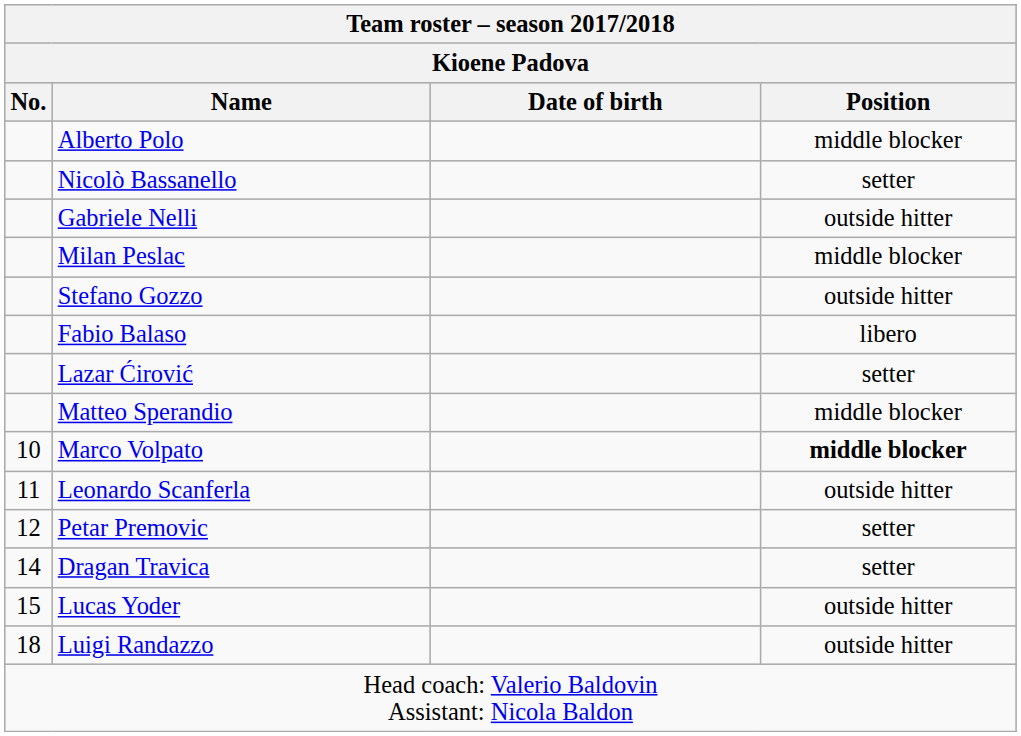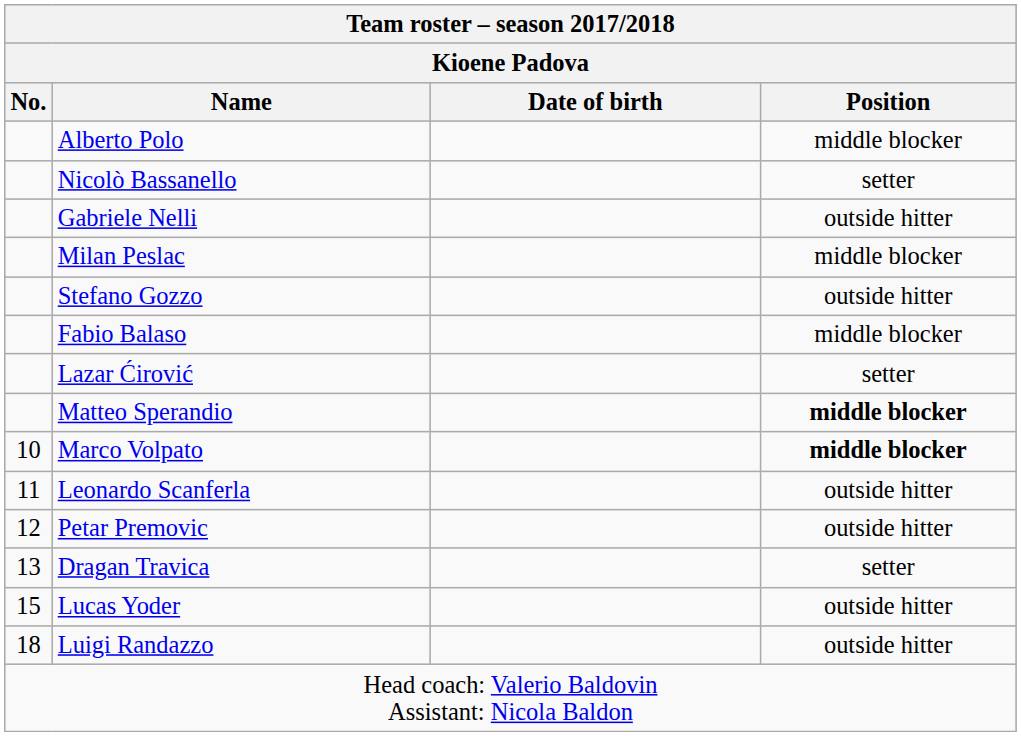(888, 334) libero -> (888, 334) middle blocker
(888, 412) normal -> (888, 412) bold
(888, 528) setter -> (888, 528) outside hitter
(28, 567) 14 -> (28, 567) 13
